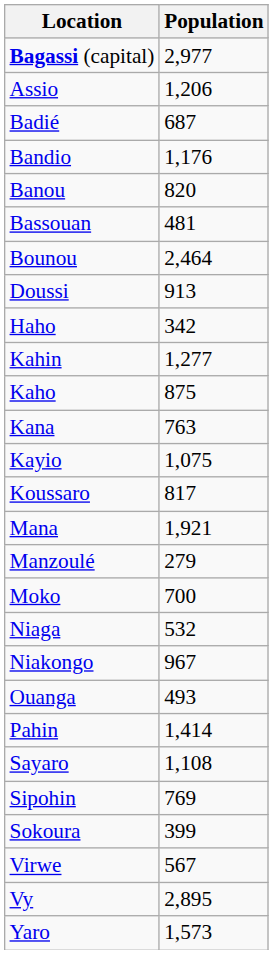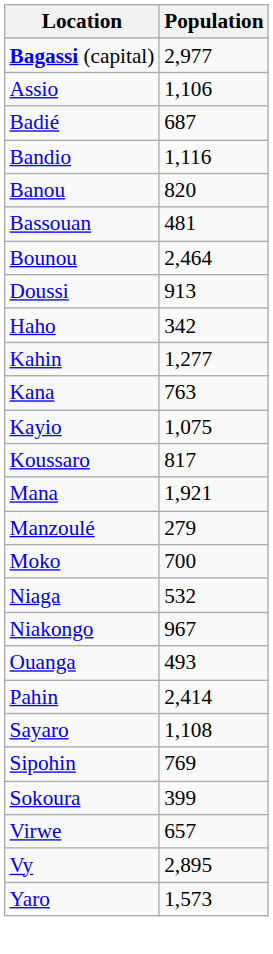(188, 88) 1,206 -> (188, 88) 1,106
(188, 156) 1,176 -> (188, 156) 1,116
- row: (33, 392)
(188, 730) 1,414 -> (188, 696) 2,414
(180, 865) 567 -> (180, 831) 657
